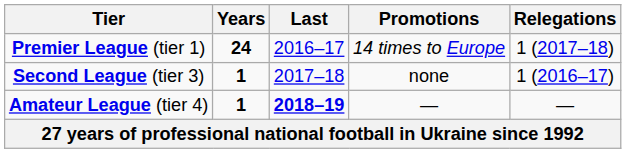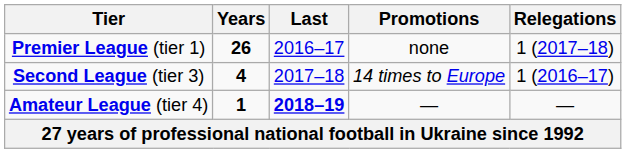(241, 48) 24 -> (241, 48) 26
(429, 48) 14 times to Europe -> (429, 48) none
(241, 77) 1 -> (241, 77) 4
(429, 77) none -> (429, 77) 14 times to Europe
